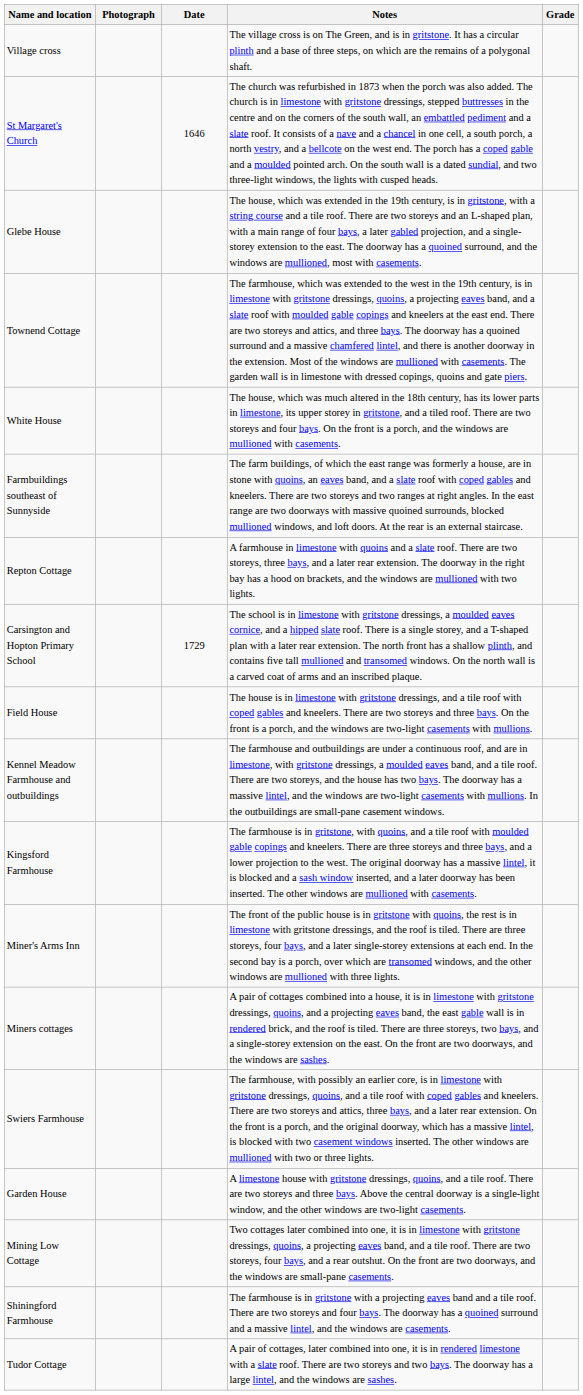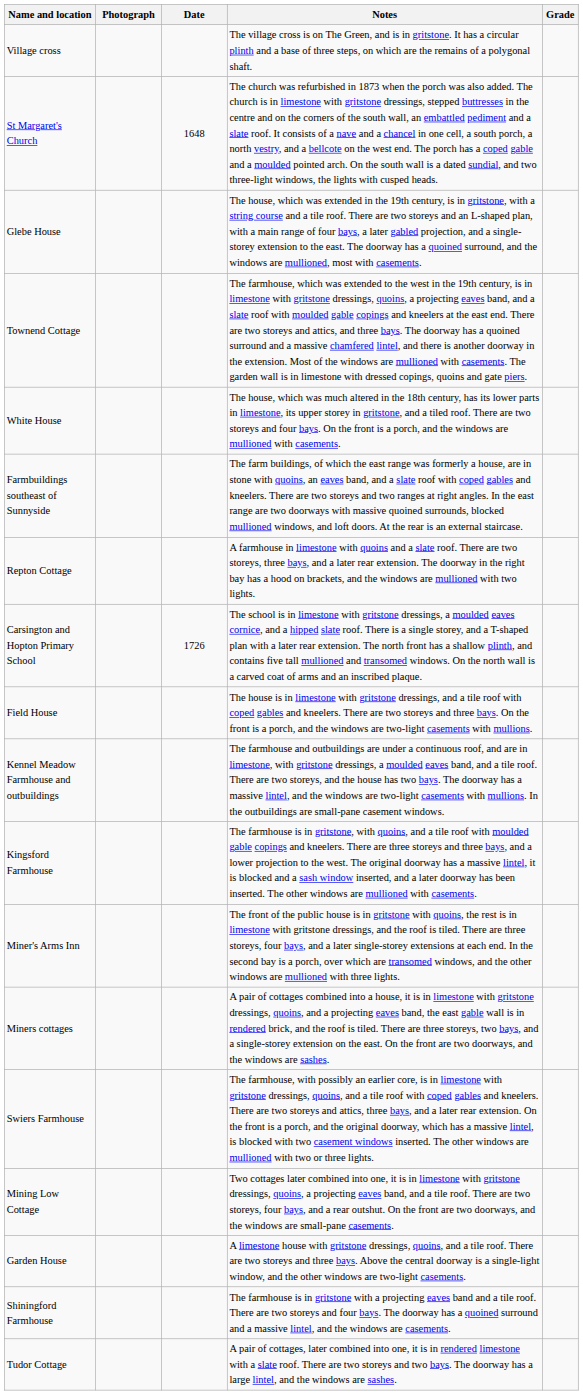(194, 133) 1646 -> (194, 133) 1648
(194, 645) 1729 -> (194, 645) 1726
rows swapped: (37, 1194) <-> (33, 1253)
